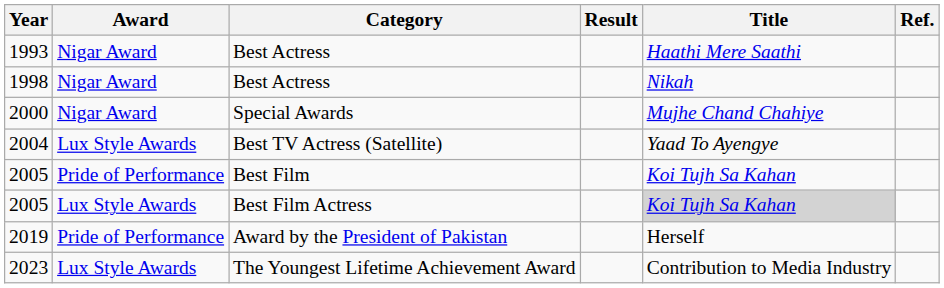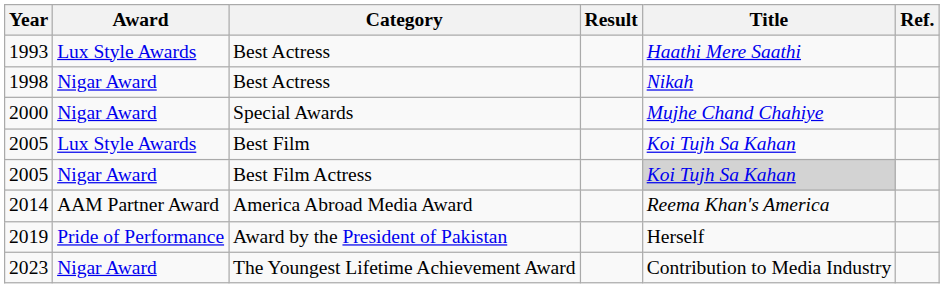(107, 50) Nigar Award -> (127, 50) Lux Style Awards
- row: (29, 143)
(141, 174) Pride of Performance -> (127, 143) Lux Style Awards
(127, 205) Lux Style Awards -> (107, 174) Nigar Award
+ row: (29, 205)
(127, 267) Lux Style Awards -> (107, 267) Nigar Award
